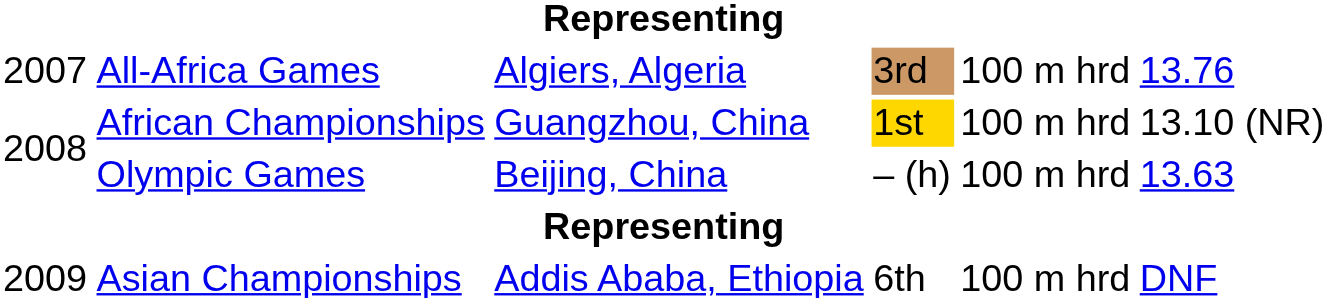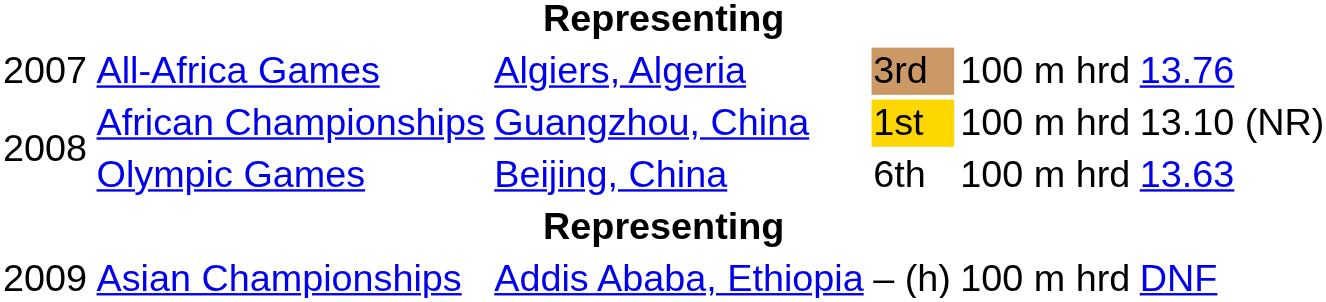(912, 174) – (h) -> (899, 174) 6th
(899, 278) 6th -> (912, 278) – (h)
